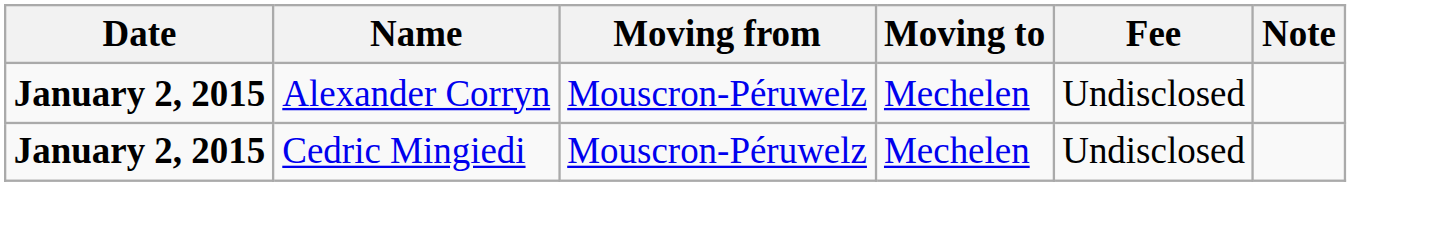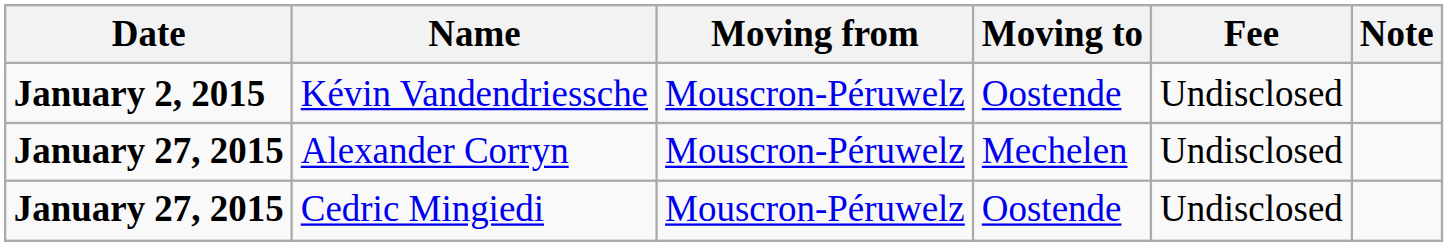+ row: (474, 92)
(139, 92) January 2, 2015 -> (149, 151) January 27, 2015
(139, 151) January 2, 2015 -> (149, 209) January 27, 2015
(957, 151) Mechelen -> (1052, 209) Oostende
